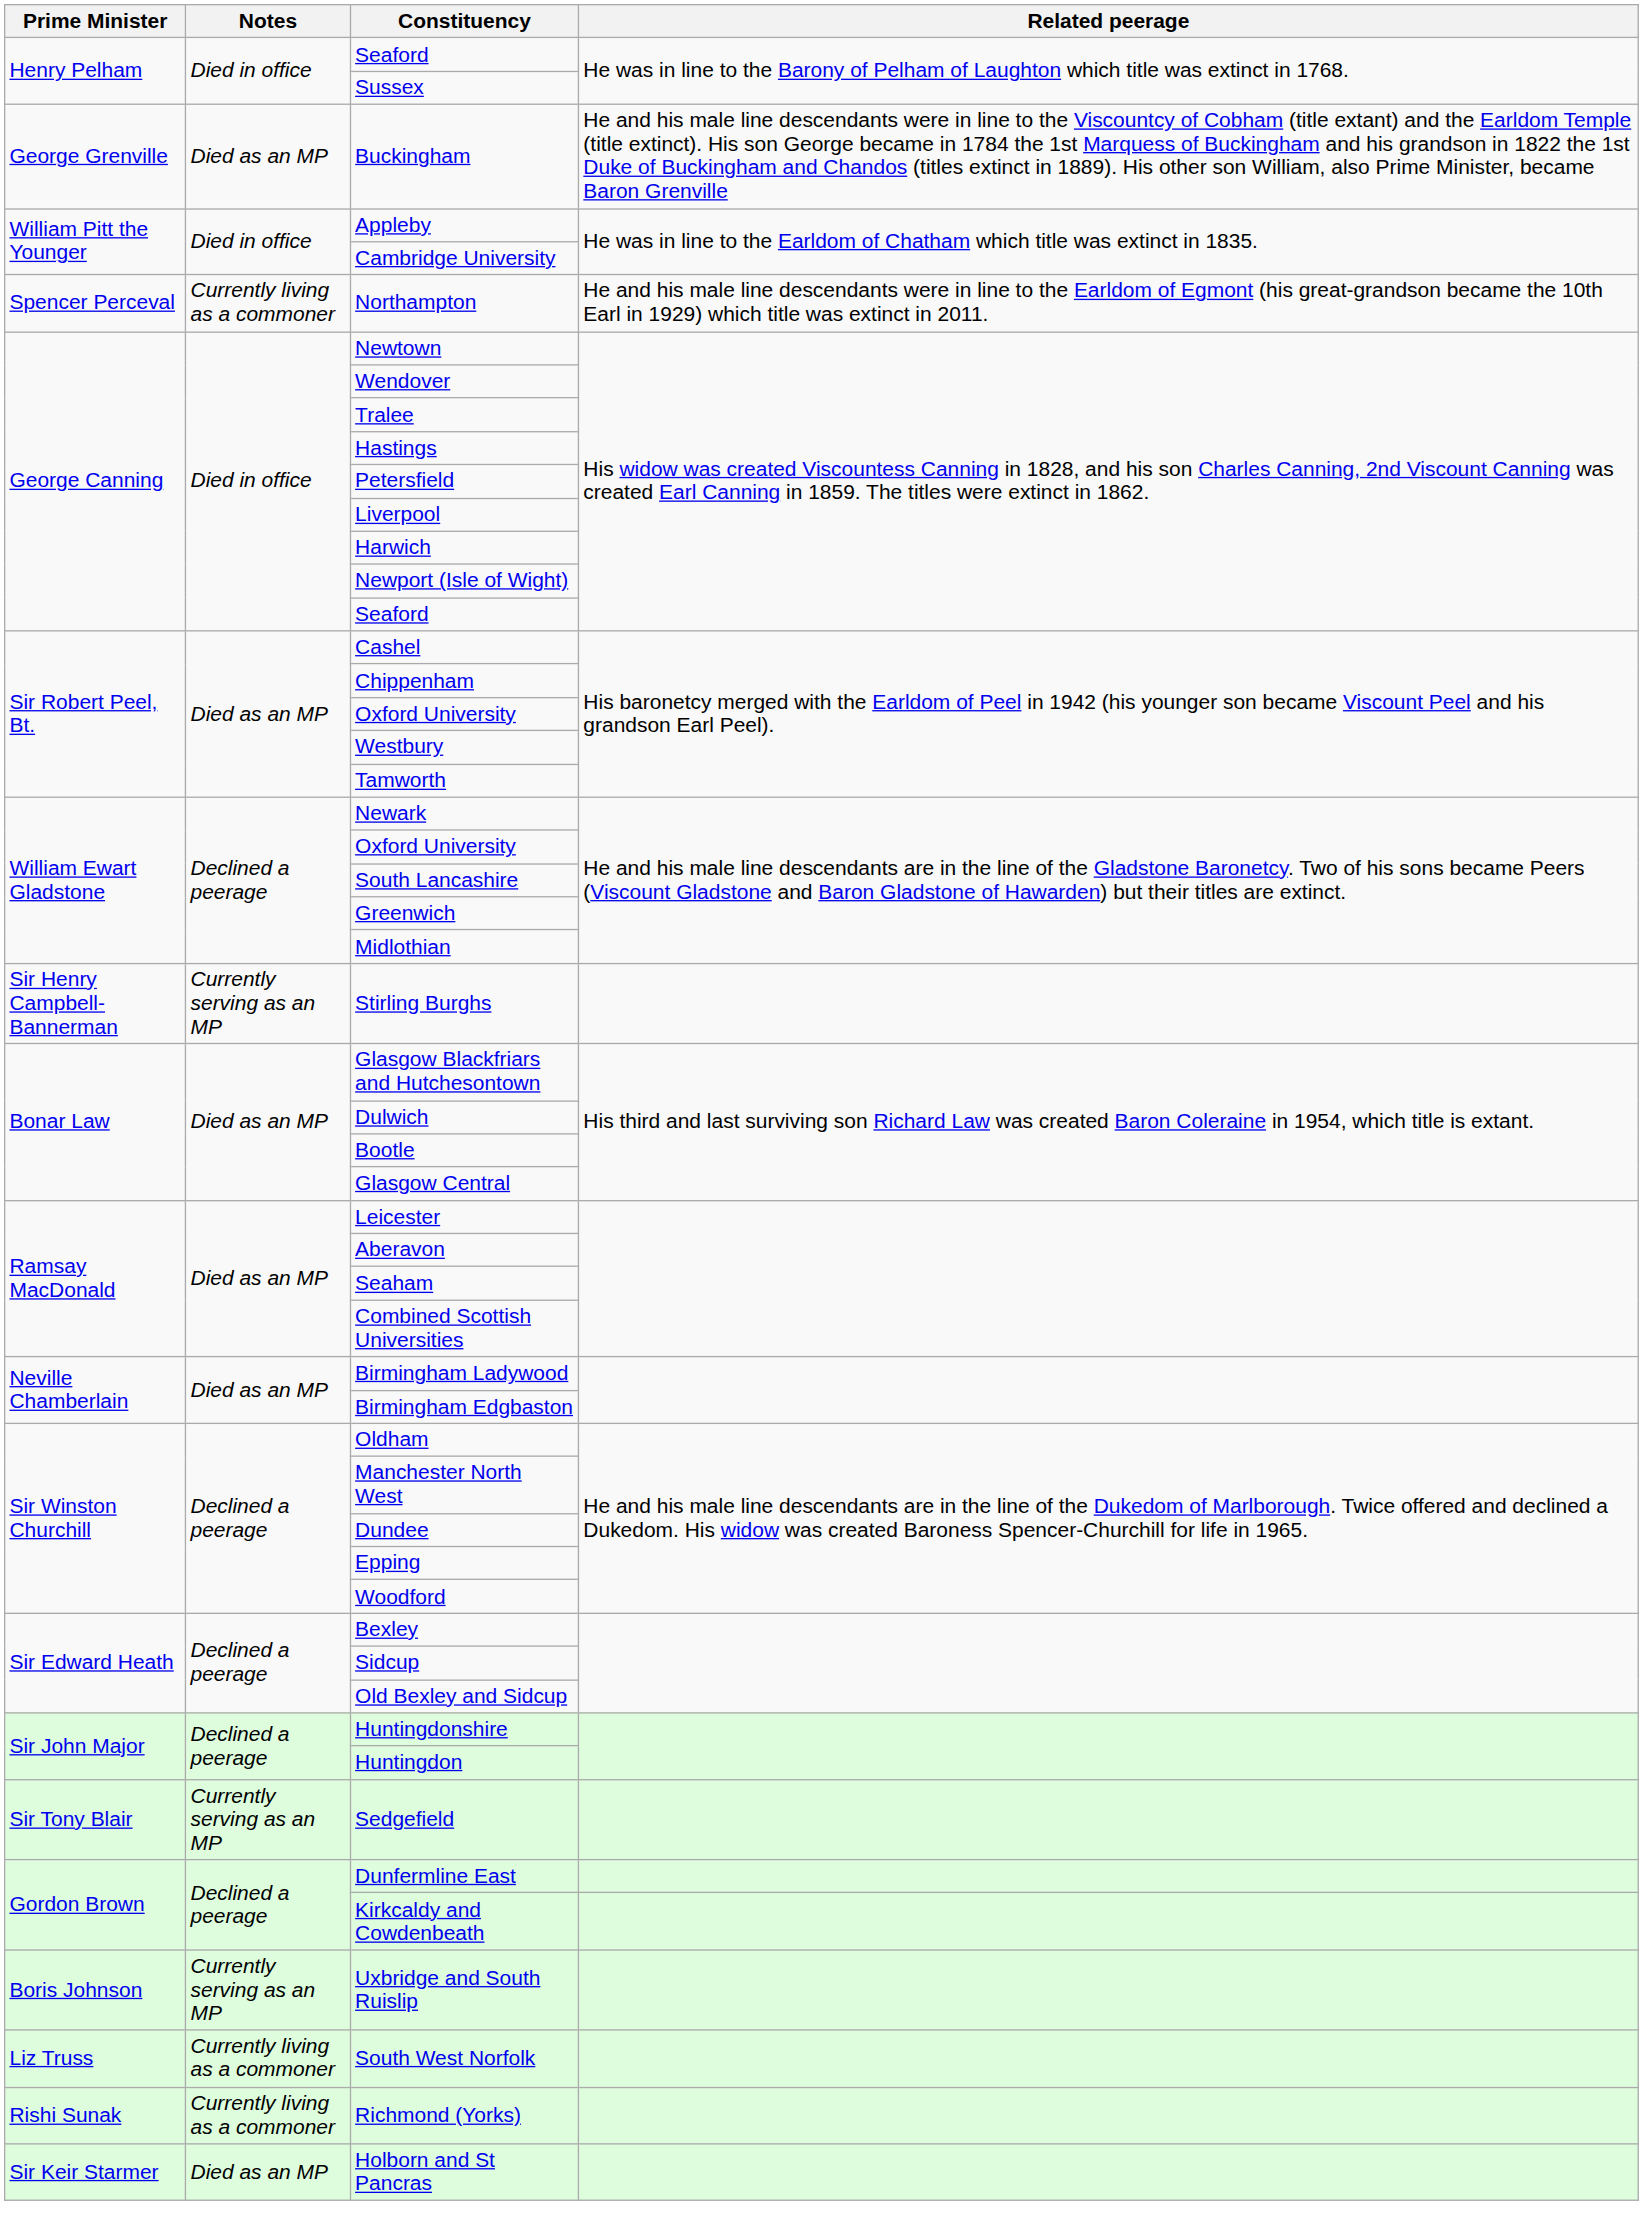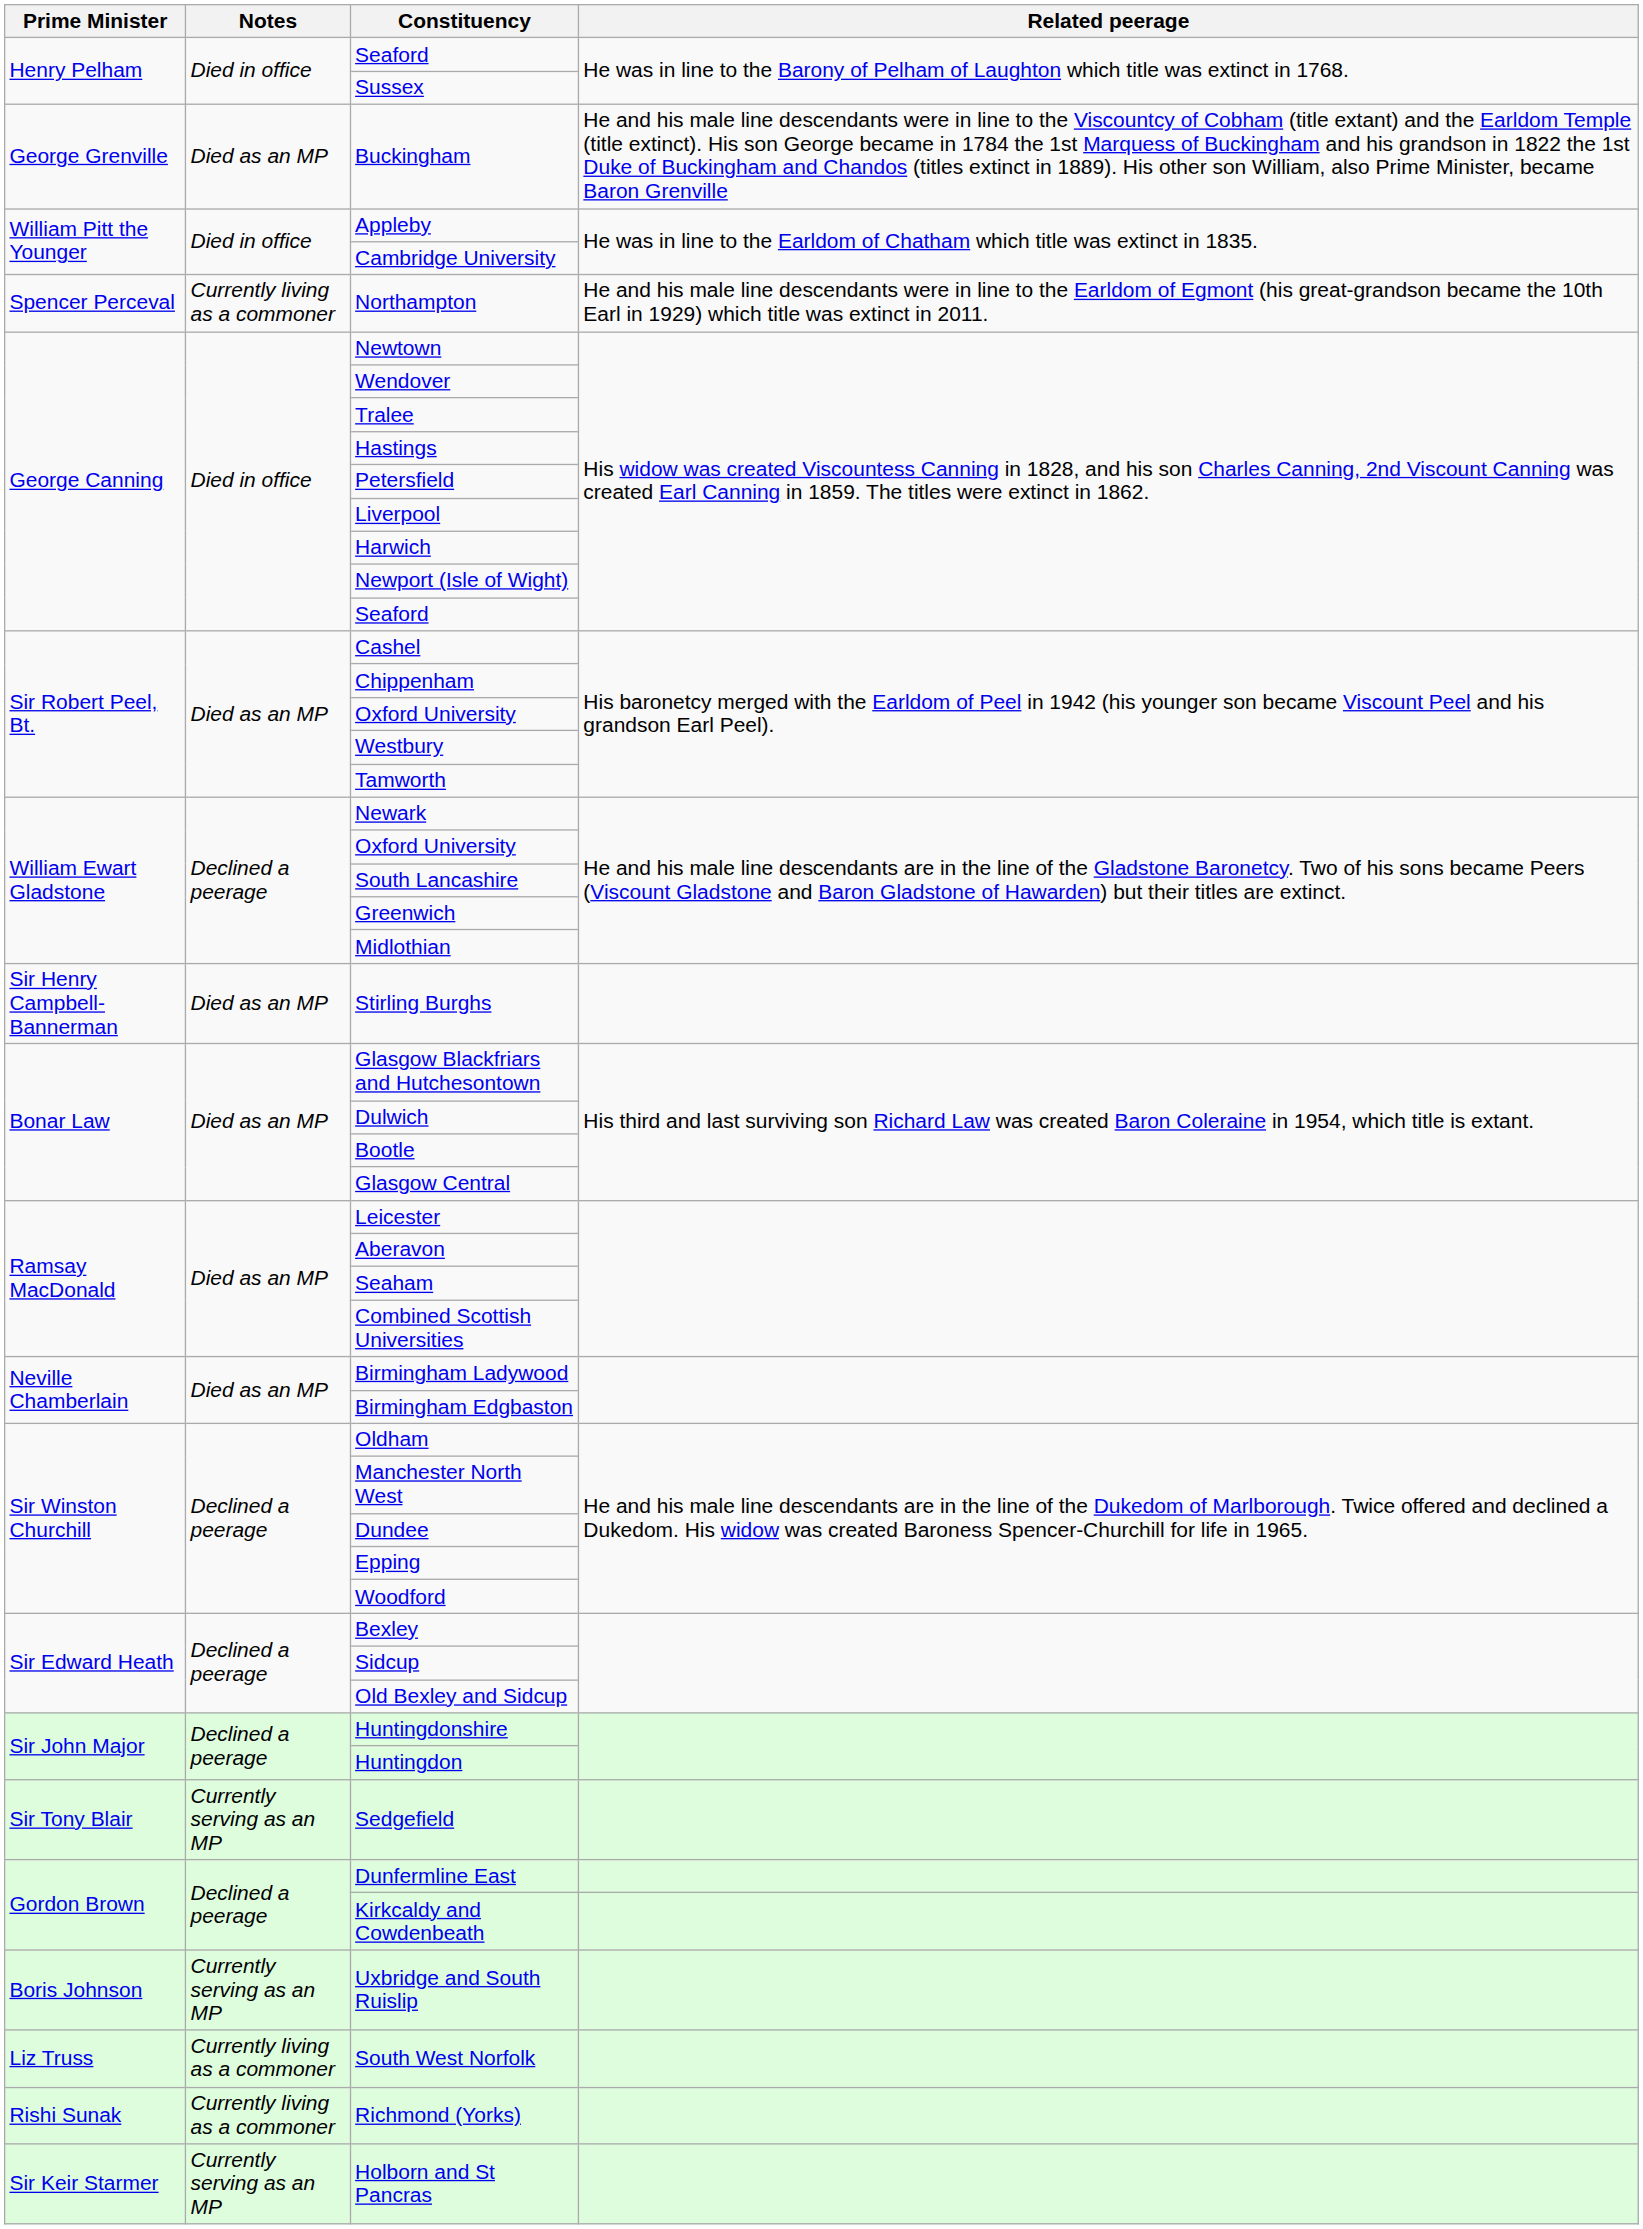(253, 1003) Currently serving as an MP -> (259, 1003) Died as an MP
(259, 2171) Died as an MP -> (253, 2183) Currently serving as an MP
